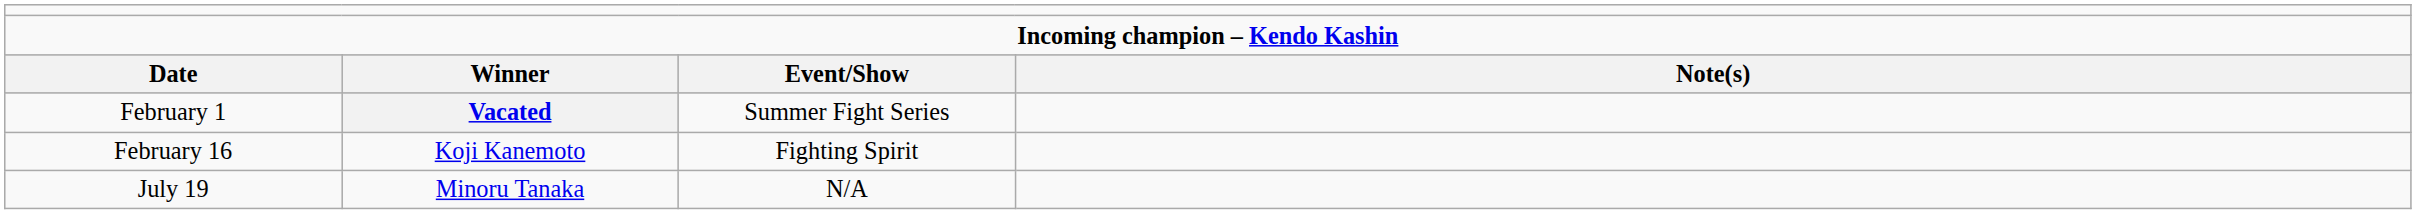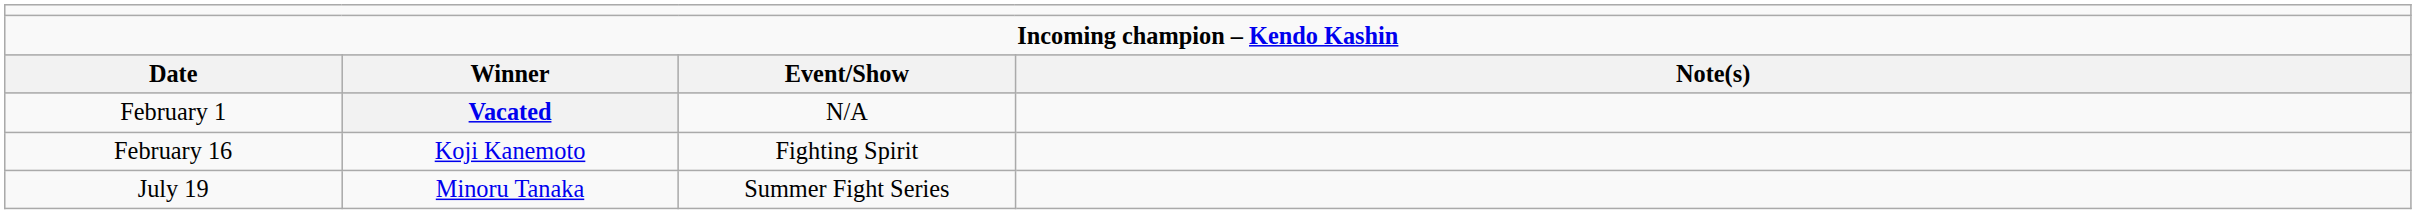(847, 112) Summer Fight Series -> (847, 112) N/A
(847, 189) N/A -> (847, 189) Summer Fight Series
